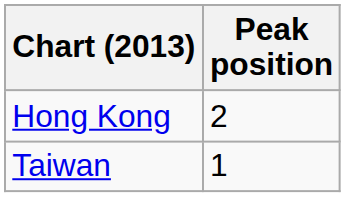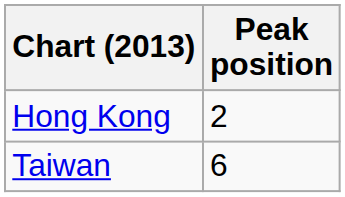(219, 165) 1 -> (219, 165) 6
